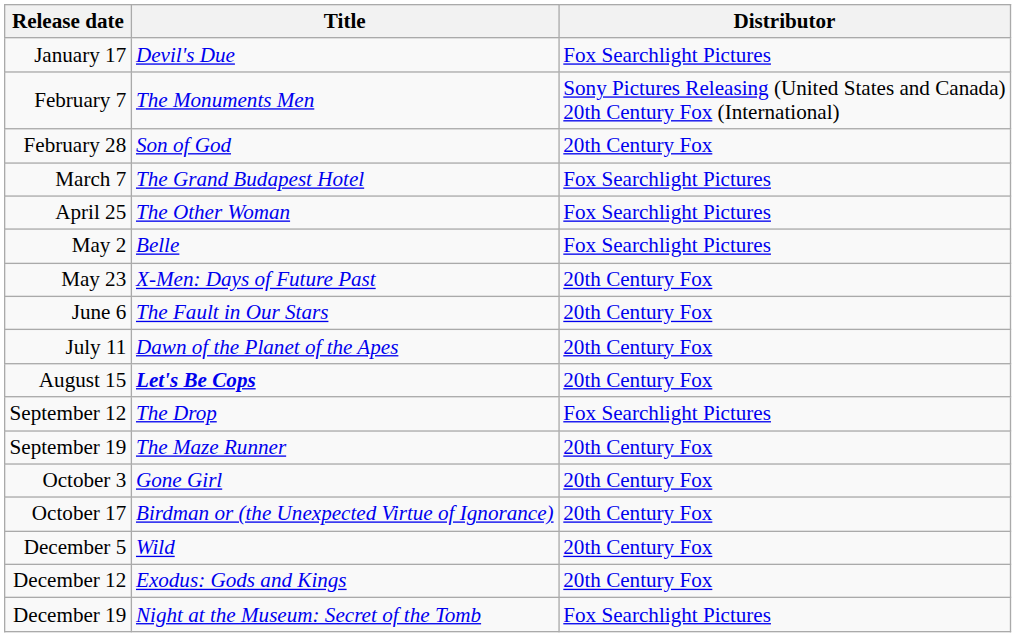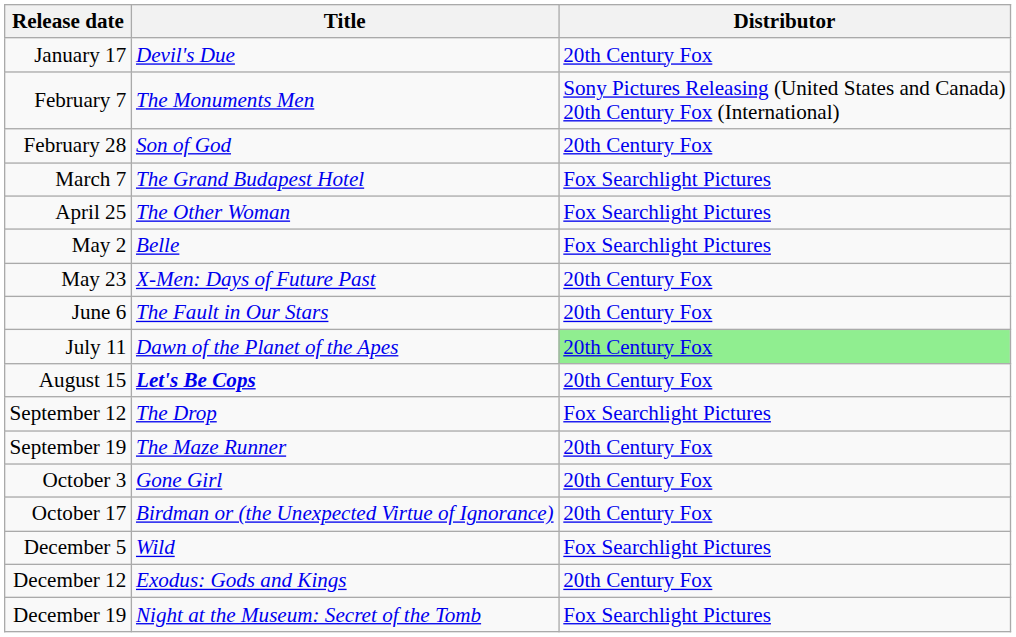(667, 54) Fox Searchlight Pictures -> (638, 54) 20th Century Fox
(638, 346) no background -> (638, 346) lightgreen background
(638, 547) 20th Century Fox -> (667, 547) Fox Searchlight Pictures
